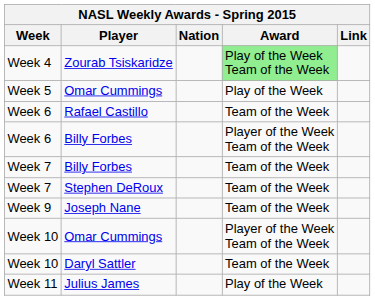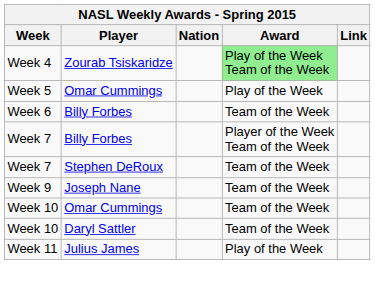- row: (29, 111)
(280, 139) Player of the Week Team of the Week -> (277, 111) Team of the Week
(277, 167) Team of the Week -> (280, 139) Player of the Week Team of the Week
(280, 236) Player of the Week Team of the Week -> (277, 208) Team of the Week
